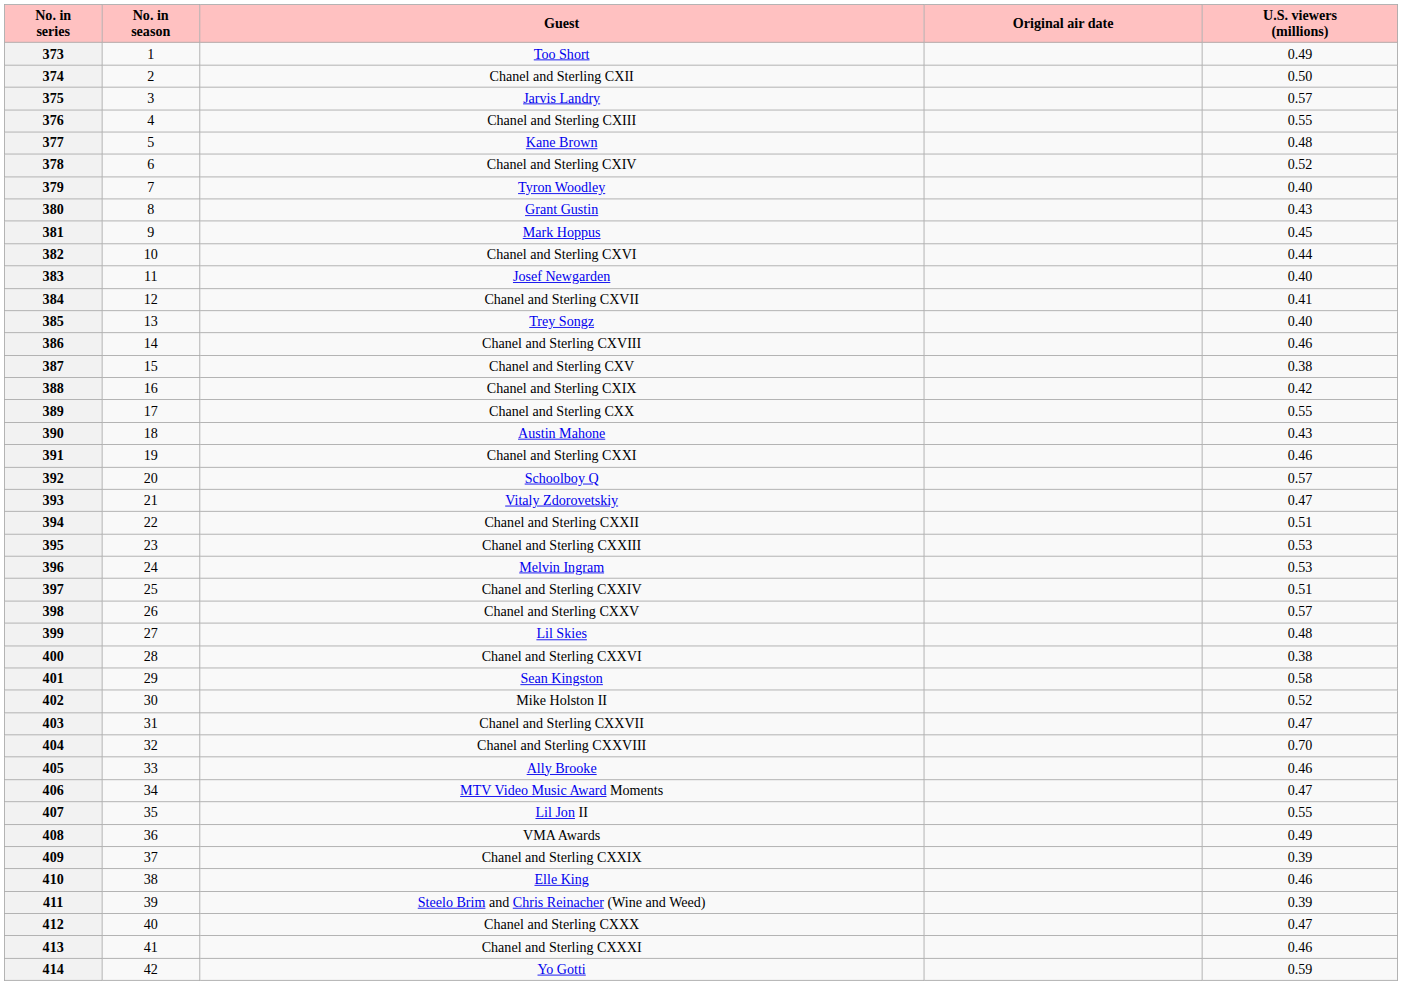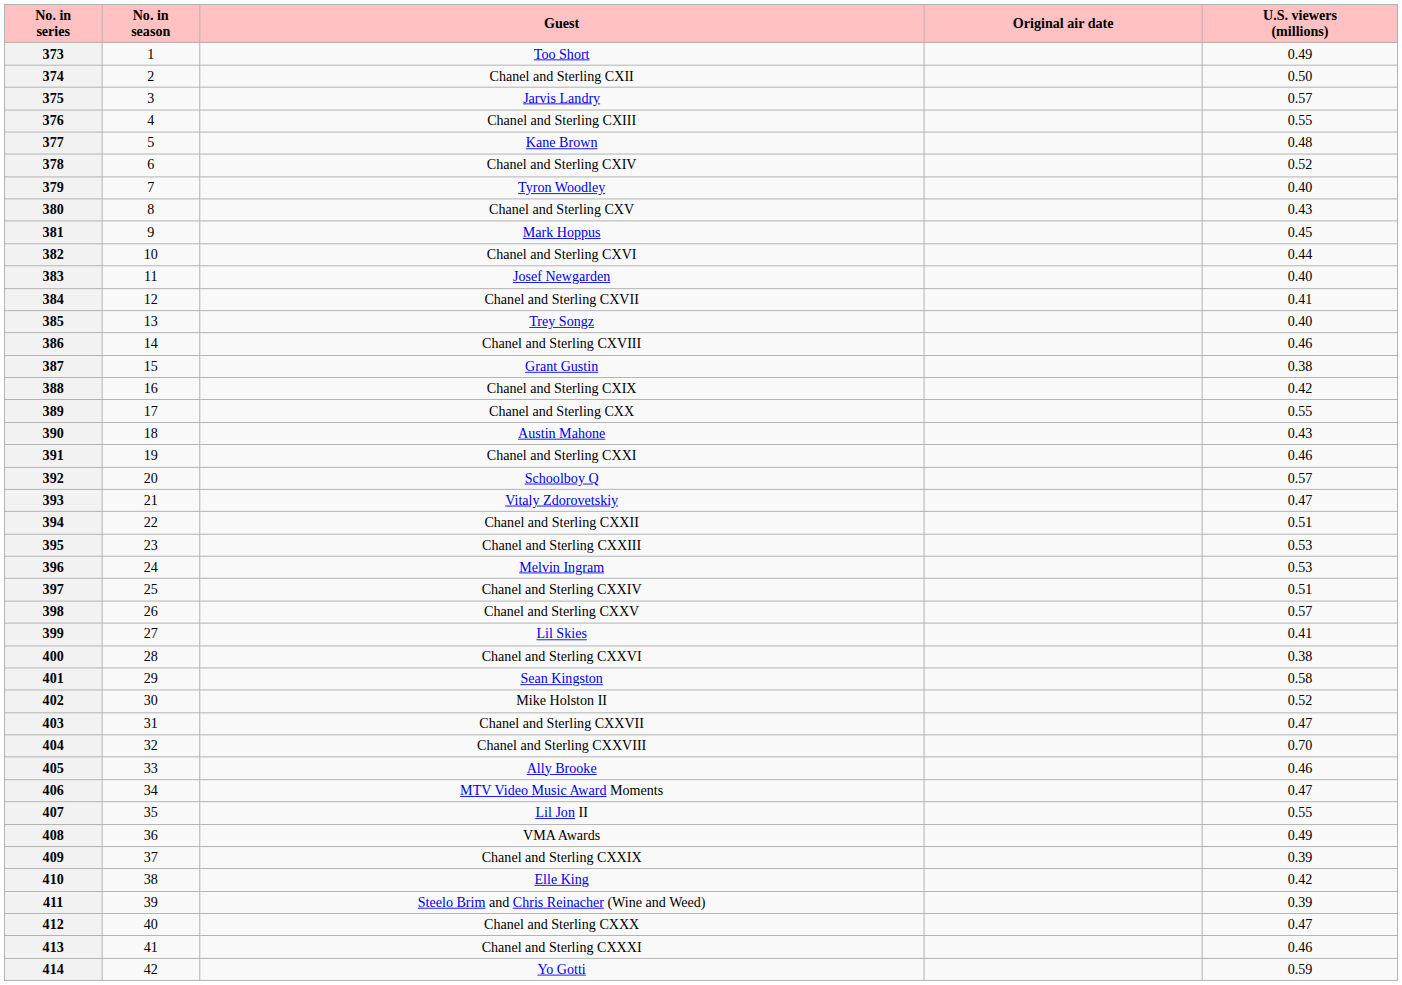(562, 210) Grant Gustin -> (562, 210) Chanel and Sterling CXV
(562, 366) Chanel and Sterling CXV -> (562, 366) Grant Gustin
(1300, 634) 0.48 -> (1300, 634) 0.41
(1300, 880) 0.46 -> (1300, 880) 0.42
